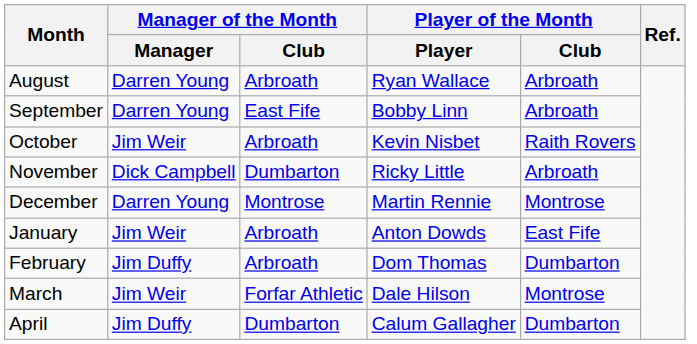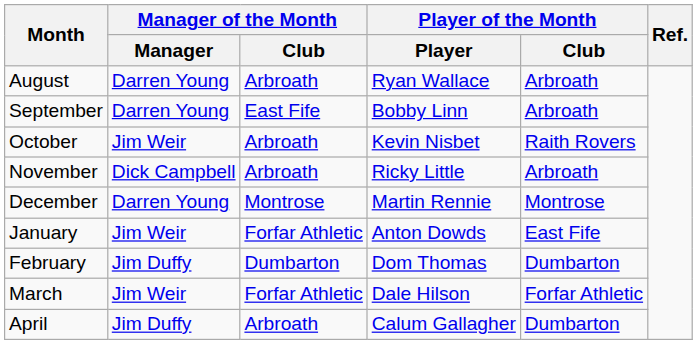(292, 171) Dumbarton -> (281, 171) Arbroath
(281, 232) Arbroath -> (304, 232) Forfar Athletic
(281, 263) Arbroath -> (292, 263) Dumbarton
(565, 293) Montrose -> (584, 293) Forfar Athletic
(292, 324) Dumbarton -> (281, 324) Arbroath
